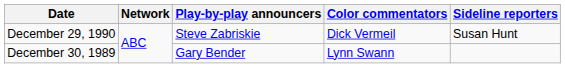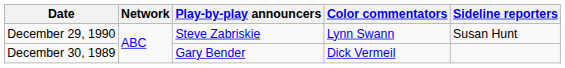(361, 33) Dick Vermeil -> (361, 33) Lynn Swann
(361, 53) Lynn Swann -> (361, 53) Dick Vermeil
